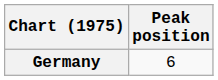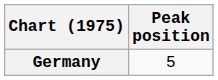(171, 63) 6 -> (171, 63) 5
